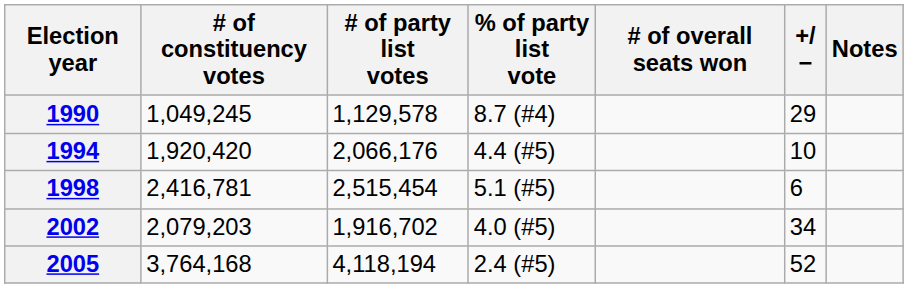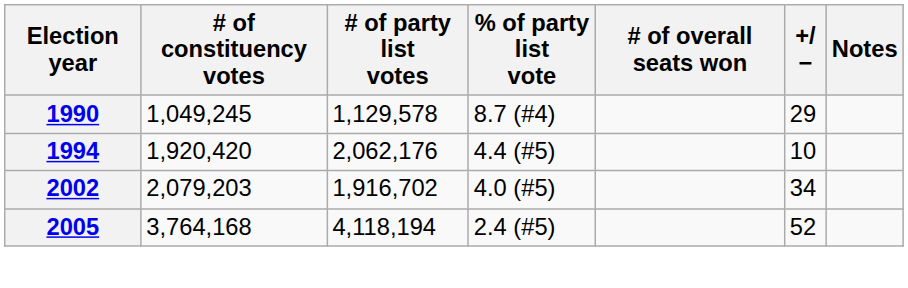(385, 151) 2,066,176 -> (385, 151) 2,062,176
- row: (73, 189)
